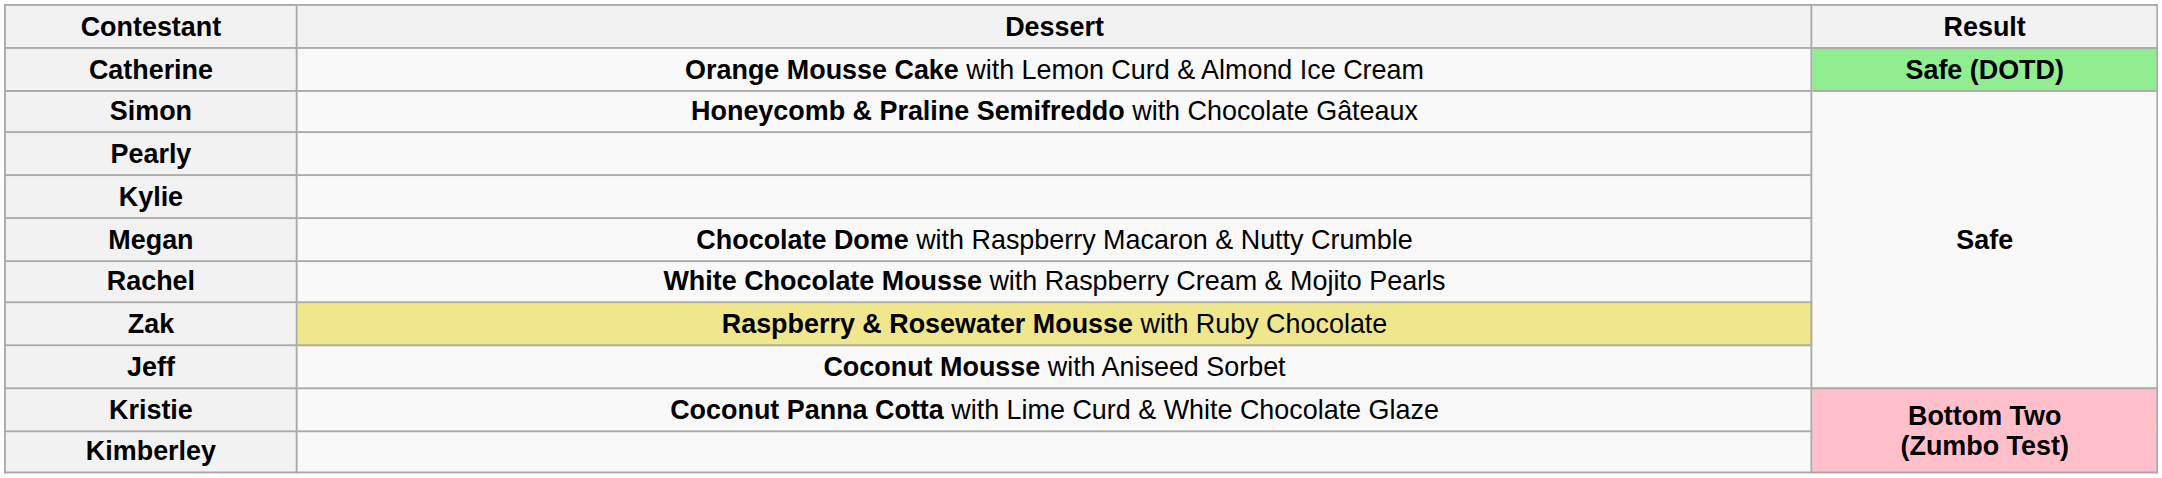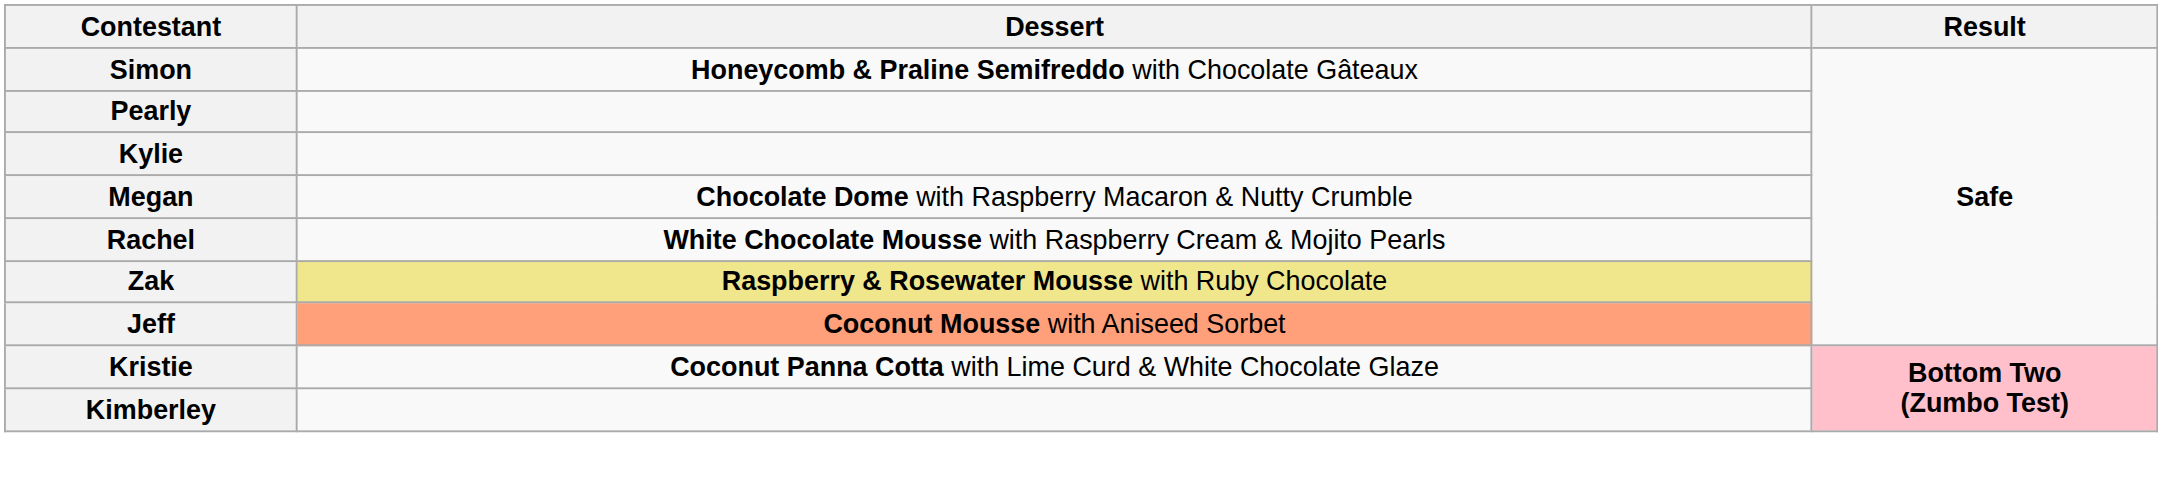- row: (151, 69)
(1055, 367) no background -> (1055, 324) lightsalmon background
